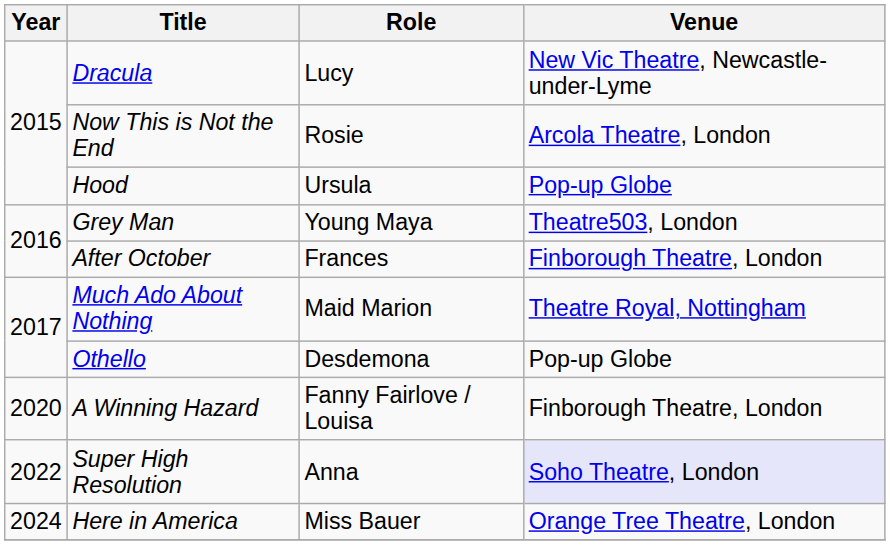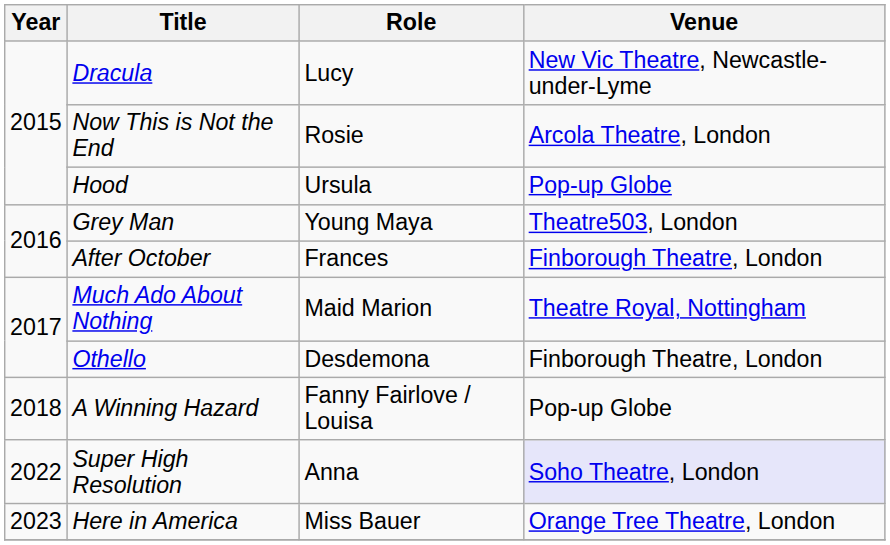(600, 358) Pop-up Globe -> (676, 358) Finborough Theatre, London
(36, 408) 2020 -> (36, 408) 2018
(676, 408) Finborough Theatre, London -> (600, 408) Pop-up Globe
(36, 521) 2024 -> (36, 521) 2023
